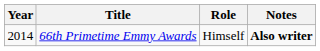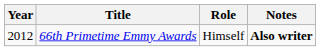(20, 35) 2014 -> (20, 35) 2012
